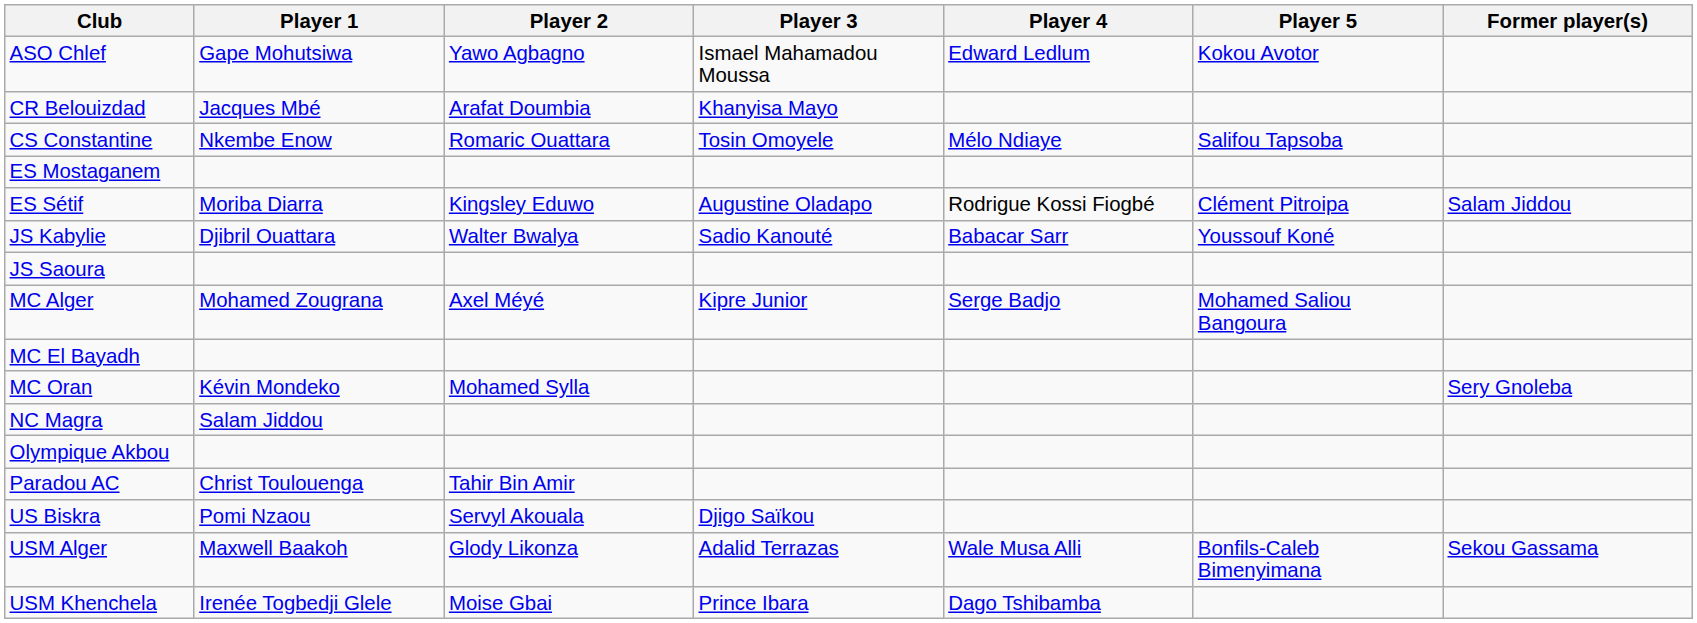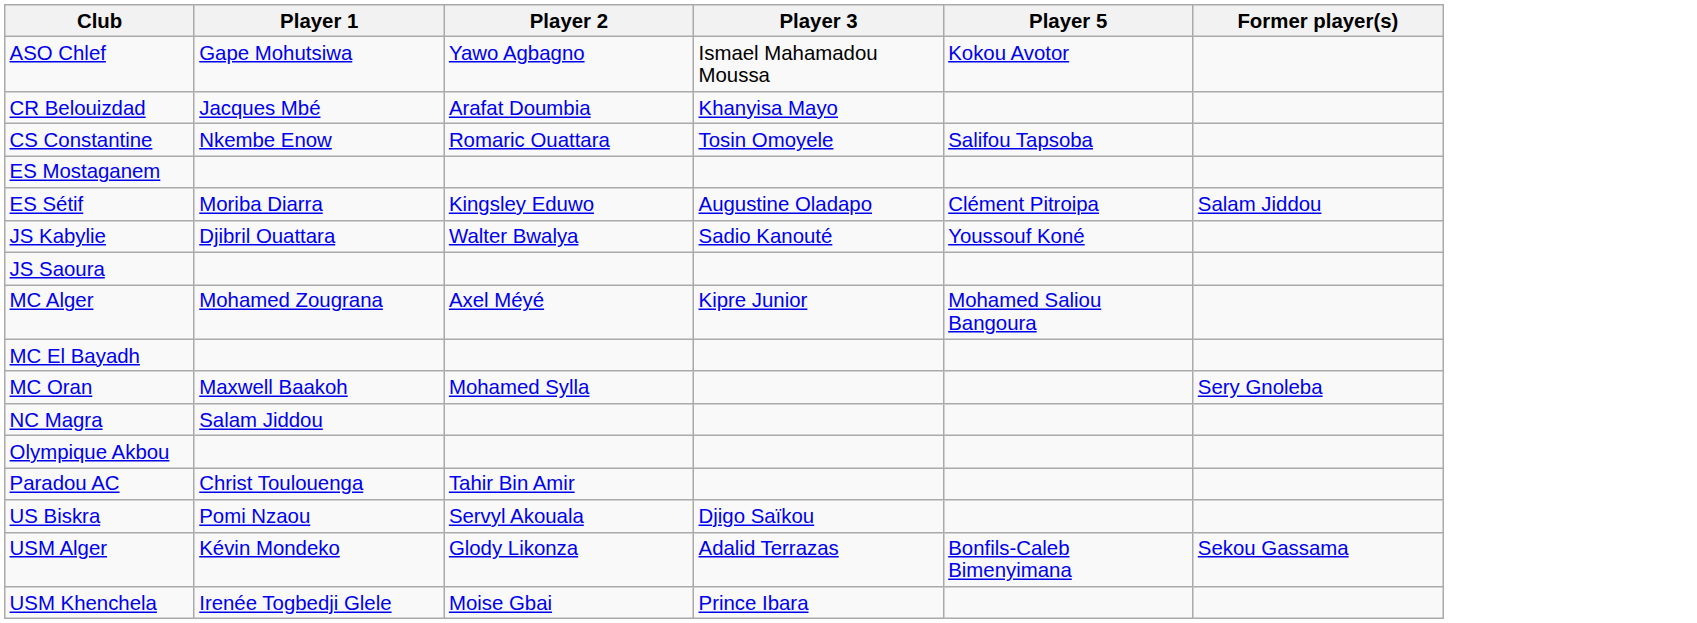- column: (1068, 20)
(270, 387) Kévin Mondeko -> (273, 387) Maxwell Baakoh
(273, 548) Maxwell Baakoh -> (270, 548) Kévin Mondeko
